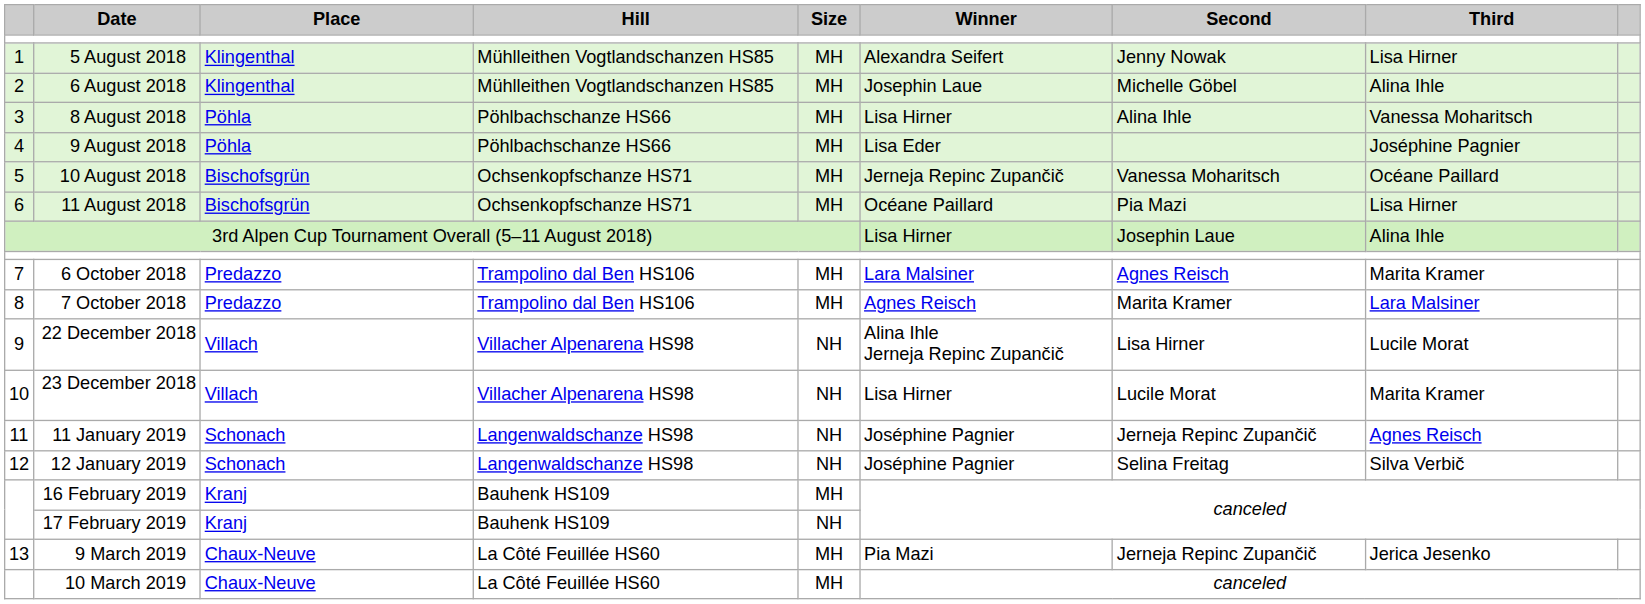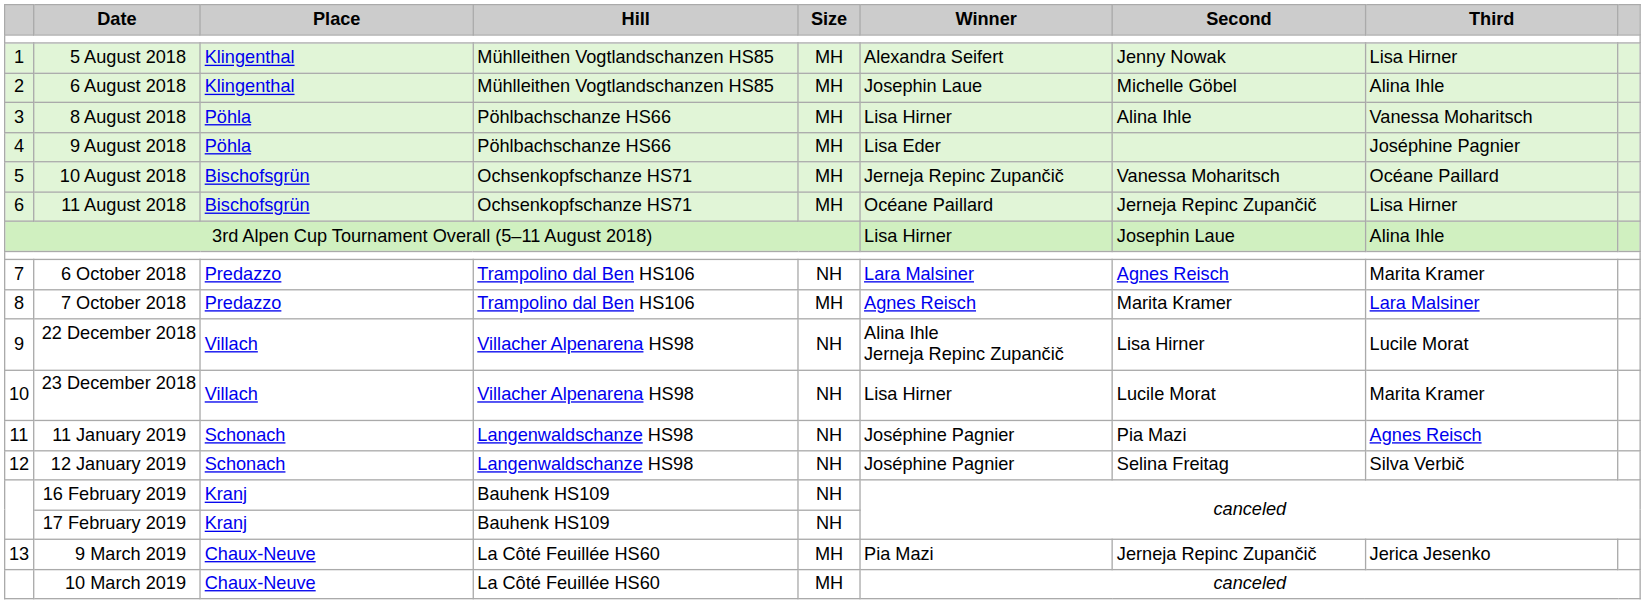(1152, 205) Pia Mazi -> (1217, 205) Jerneja Repinc Zupančič
(829, 273) MH -> (829, 273) NH
(1217, 434) Jerneja Repinc Zupančič -> (1152, 434) Pia Mazi
(829, 494) MH -> (829, 494) NH
